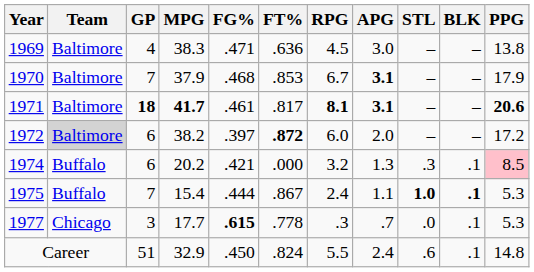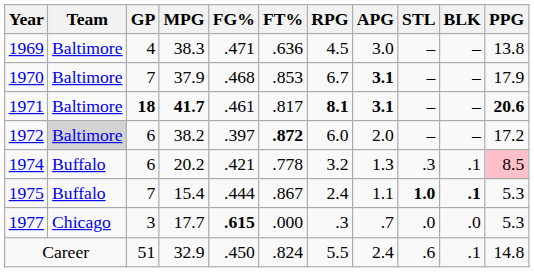(288, 164) .000 -> (288, 164) .778
(288, 222) .778 -> (288, 222) .000
(474, 222) .1 -> (474, 222) .0
